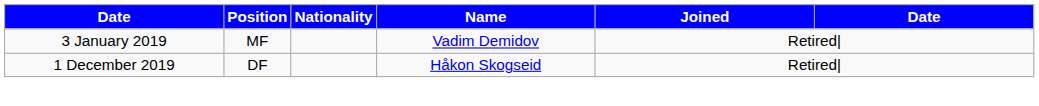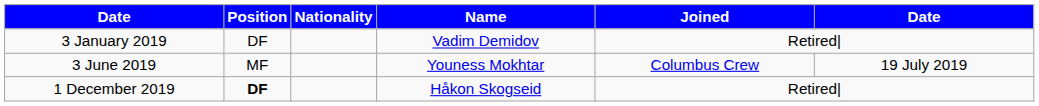(257, 41) MF -> (257, 41) DF
+ row: (114, 65)
(257, 65) normal -> (257, 89) bold
